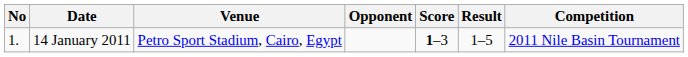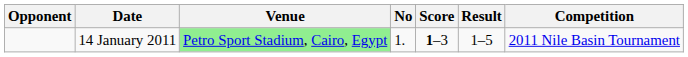columns swapped: (17, 16) <-> (380, 16)
(240, 39) no background -> (285, 39) lightgreen background
